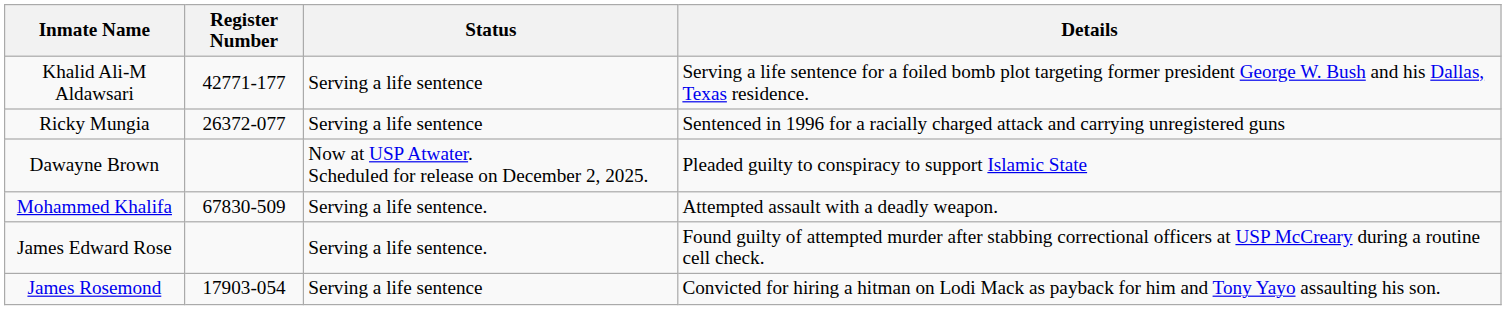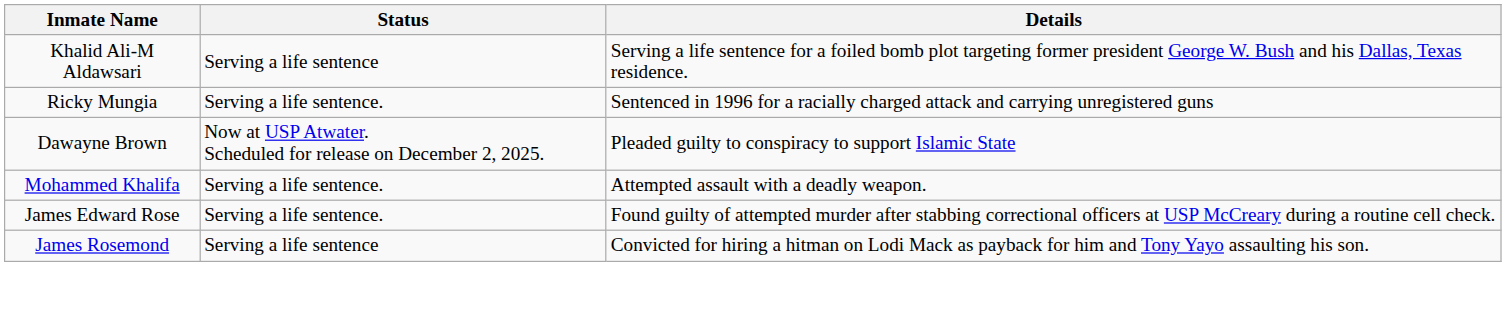- column: (244, 30)
(395, 123) Serving a life sentence -> (294, 102) Serving a life sentence.
